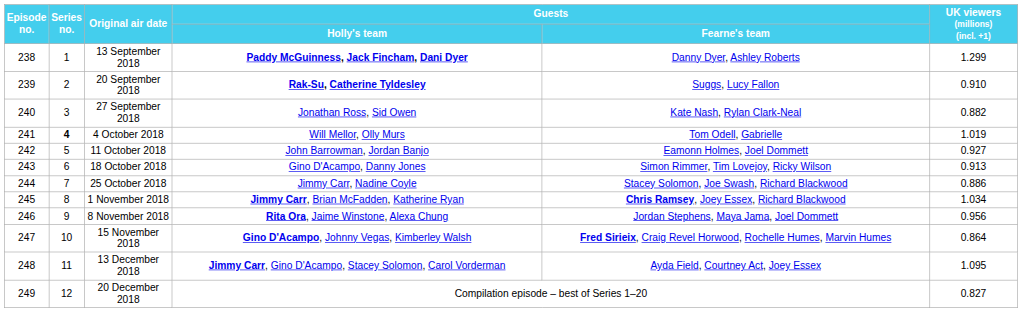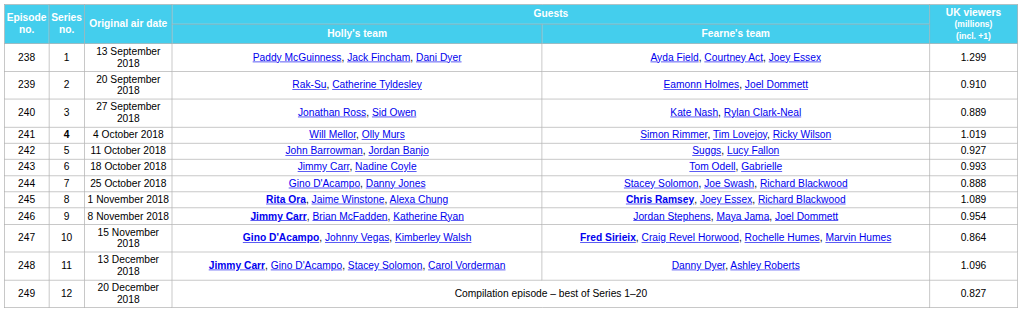(357, 57) bold -> (357, 57) normal
(736, 57) Danny Dyer, Ashley Roberts -> (736, 57) Ayda Field, Courtney Act, Joey Essex
(357, 85) bold -> (357, 85) normal
(736, 85) Suggs, Lucy Fallon -> (736, 85) Eamonn Holmes, Joel Dommett
(973, 113) 0.882 -> (973, 113) 0.889
(736, 135) Tom Odell, Gabrielle -> (736, 135) Simon Rimmer, Tim Lovejoy, Ricky Wilson
(736, 151) Eamonn Holmes, Joel Dommett -> (736, 151) Suggs, Lucy Fallon
(357, 167) Gino D'Acampo, Danny Jones -> (357, 167) Jimmy Carr, Nadine Coyle
(736, 167) Simon Rimmer, Tim Lovejoy, Ricky Wilson -> (736, 167) Tom Odell, Gabrielle
(973, 167) 0.913 -> (973, 167) 0.993
(357, 183) Jimmy Carr, Nadine Coyle -> (357, 183) Gino D'Acampo, Danny Jones
(973, 183) 0.886 -> (973, 183) 0.888
(357, 200) Jimmy Carr, Brian McFadden, Katherine Ryan -> (357, 200) Rita Ora, Jaime Winstone, Alexa Chung
(973, 200) 1.034 -> (973, 200) 1.089
(357, 216) Rita Ora, Jaime Winstone, Alexa Chung -> (357, 216) Jimmy Carr, Brian McFadden, Katherine Ryan
(973, 216) 0.956 -> (973, 216) 0.954
(736, 266) Ayda Field, Courtney Act, Joey Essex -> (736, 266) Danny Dyer, Ashley Roberts
(973, 266) 1.095 -> (973, 266) 1.096
